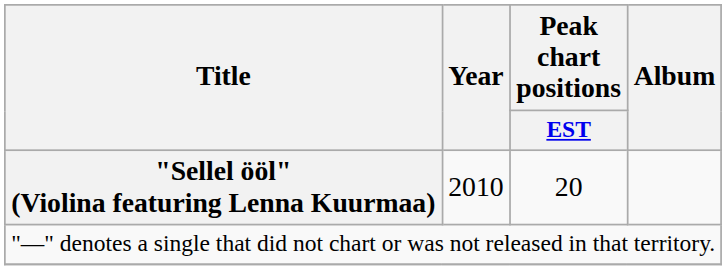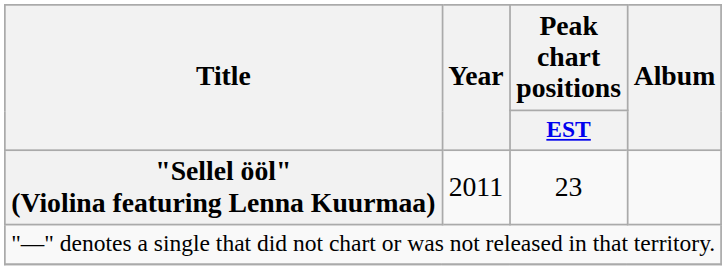(476, 187) 2010 -> (476, 187) 2011
(569, 187) 20 -> (569, 187) 23
